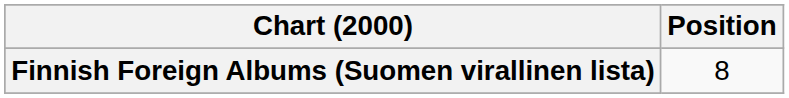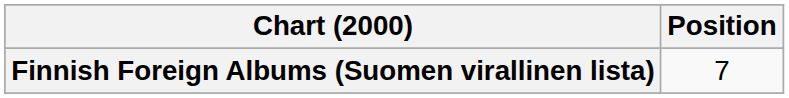(722, 70) 8 -> (722, 70) 7
